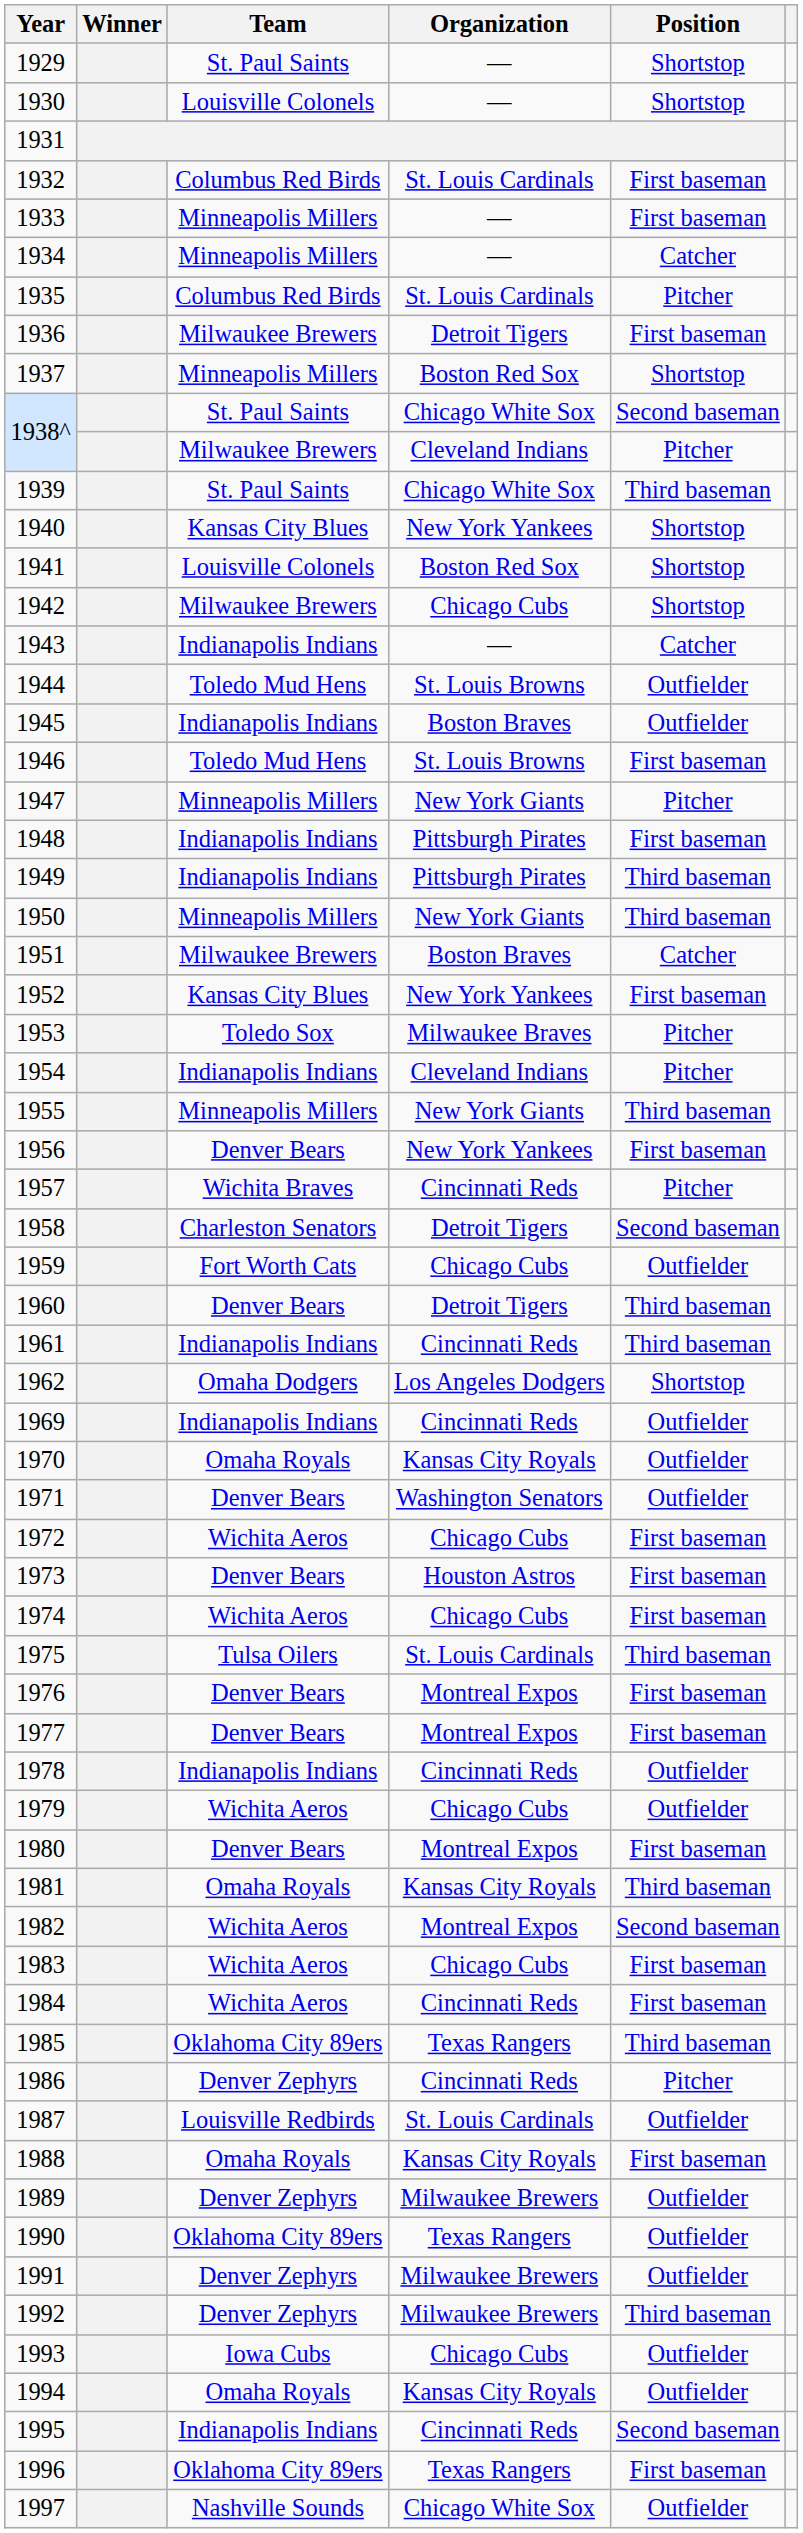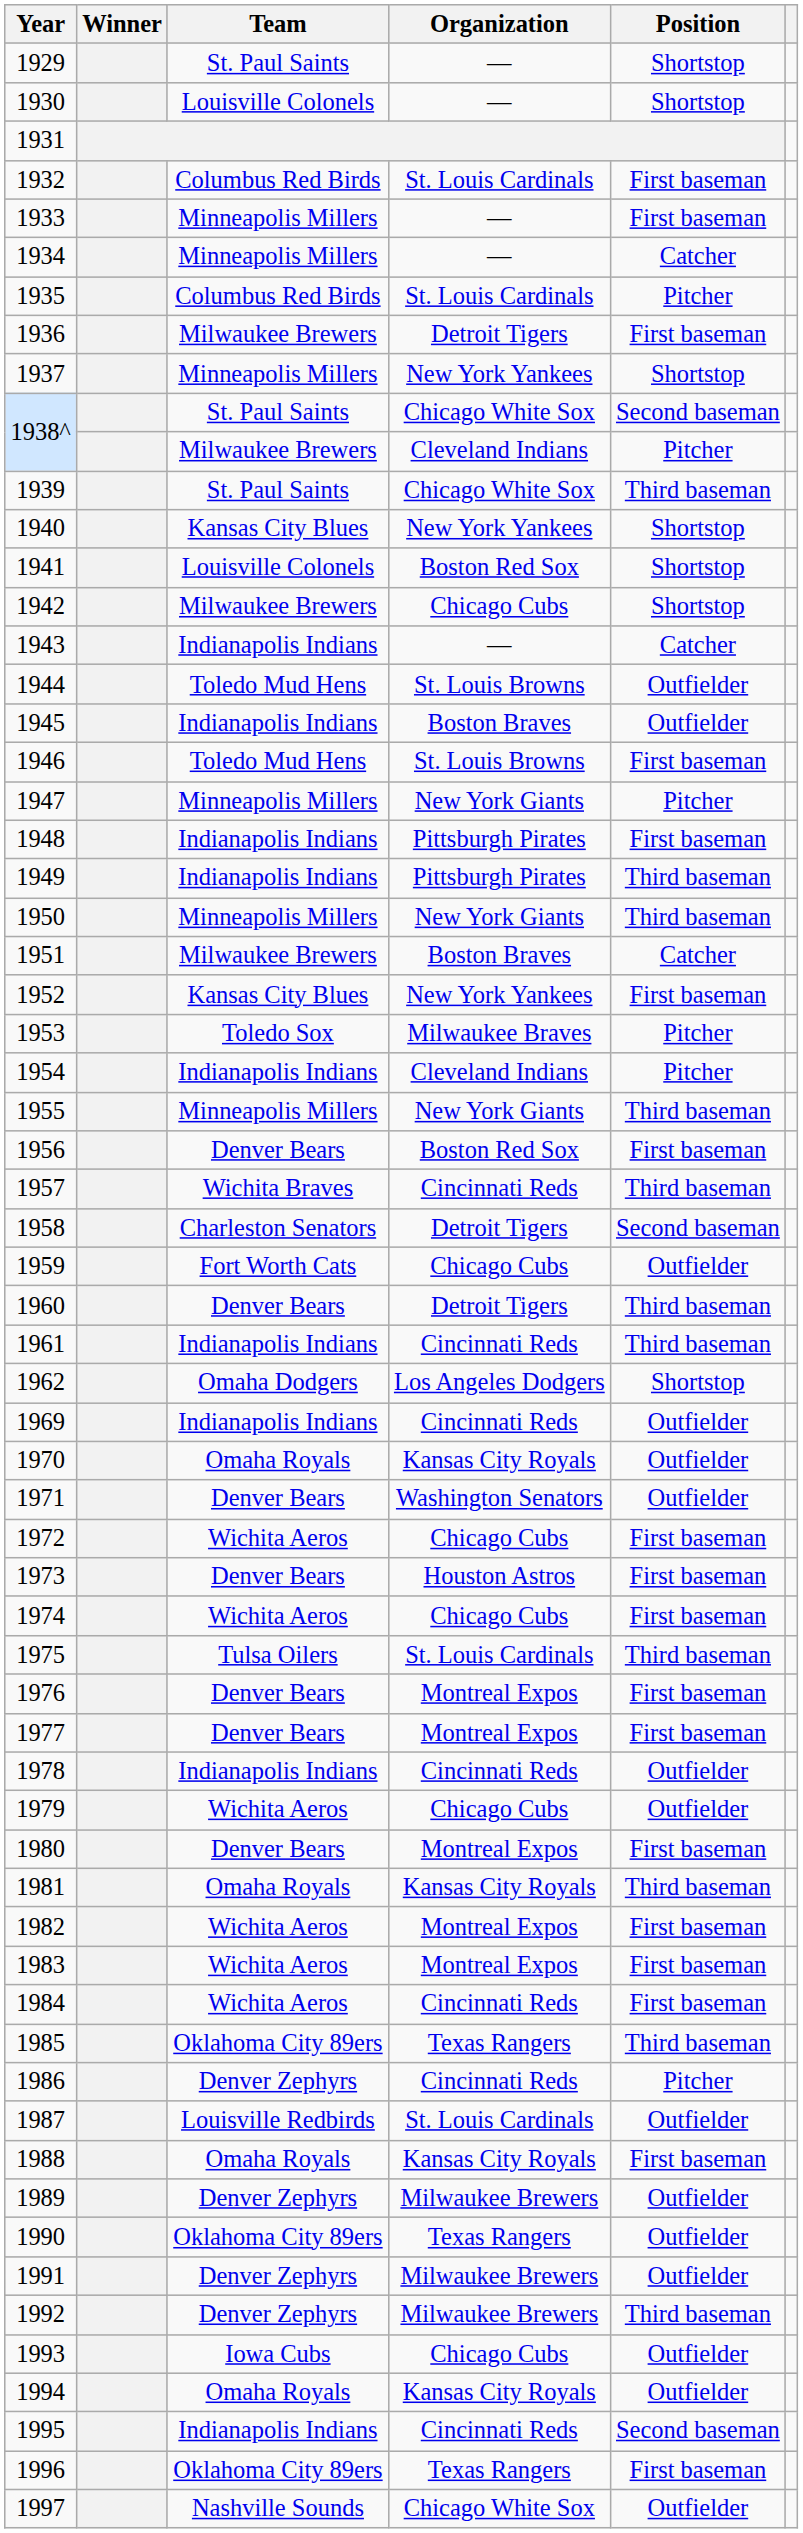(499, 373) Boston Red Sox -> (499, 373) New York Yankees
(499, 1149) New York Yankees -> (499, 1149) Boston Red Sox
(698, 1188) Pitcher -> (698, 1188) Third baseman
(698, 1926) Second baseman -> (698, 1926) First baseman
(499, 1965) Chicago Cubs -> (499, 1965) Montreal Expos
